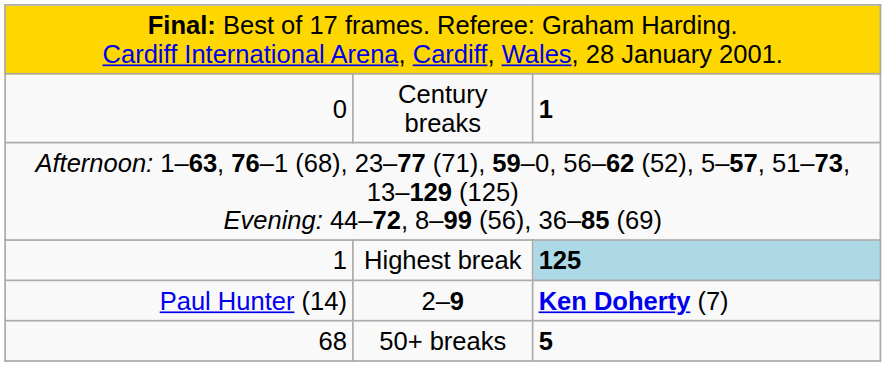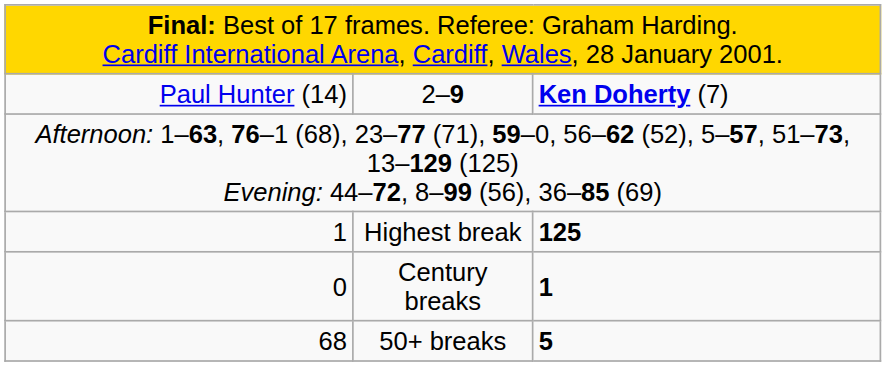rows swapped: (443, 301) <-> (443, 109)
(560, 261) lightblue background -> (560, 232) no background
